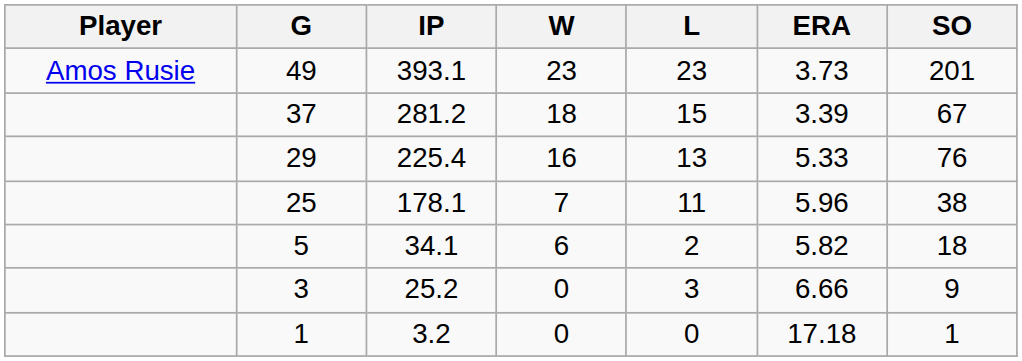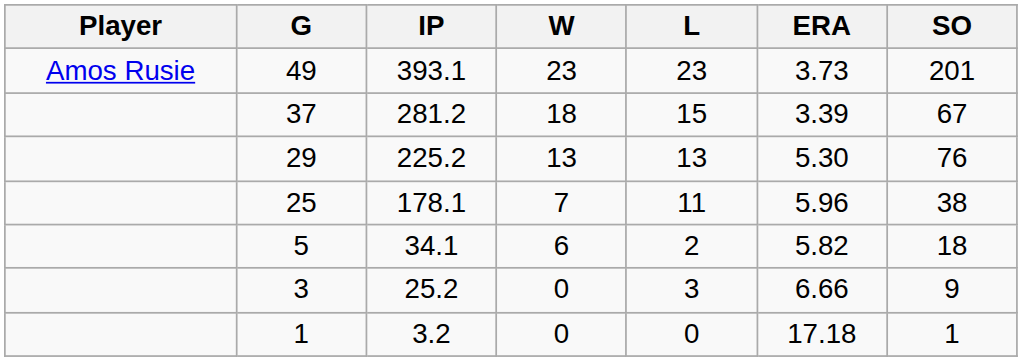(431, 158) 225.4 -> (431, 158) 225.2
(562, 158) 16 -> (562, 158) 13
(822, 158) 5.33 -> (822, 158) 5.30
